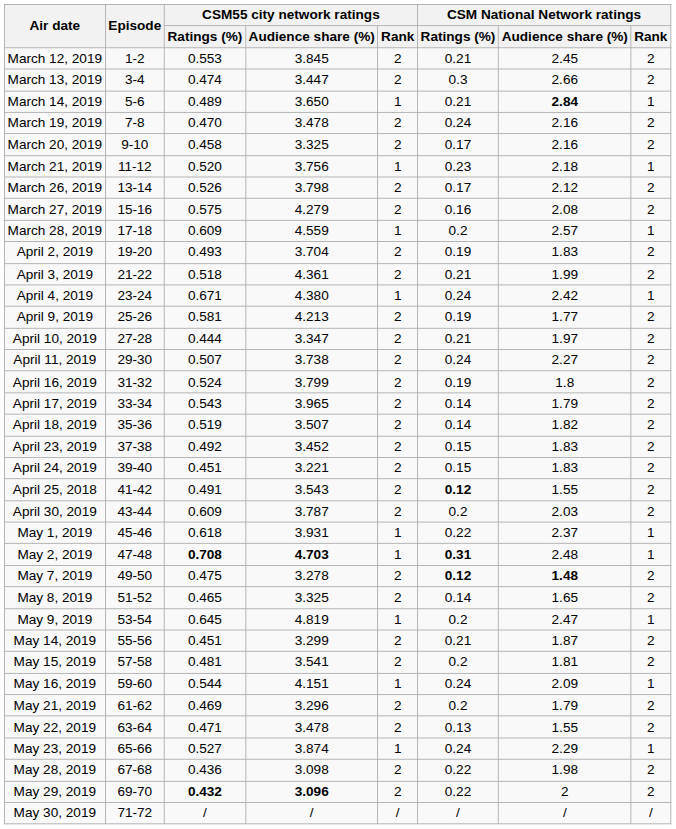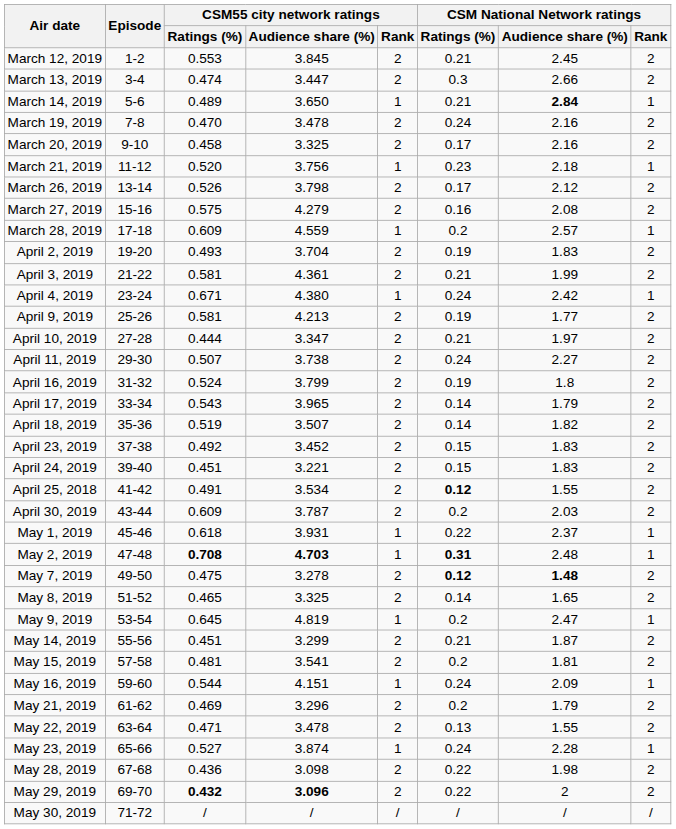(205, 274) 0.518 -> (205, 274) 0.581
(312, 489) 3.543 -> (312, 489) 3.534
(565, 748) 2.29 -> (565, 748) 2.28
